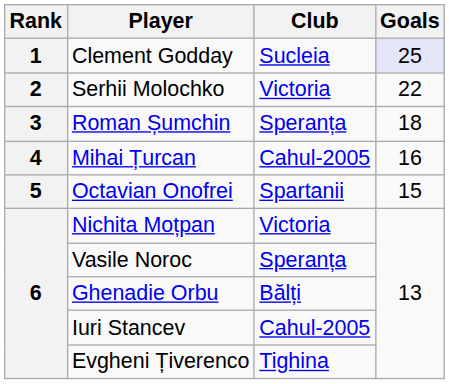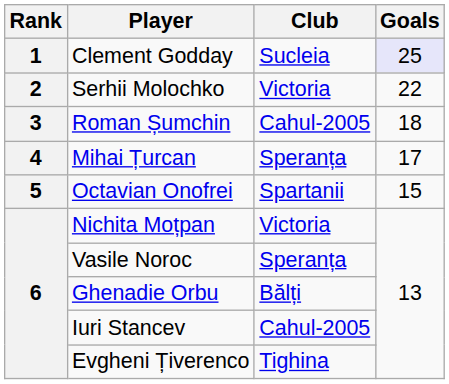(303, 123) Speranța -> (315, 123) Cahul-2005
(315, 157) Cahul-2005 -> (303, 157) Speranța
(410, 157) 16 -> (410, 157) 17
